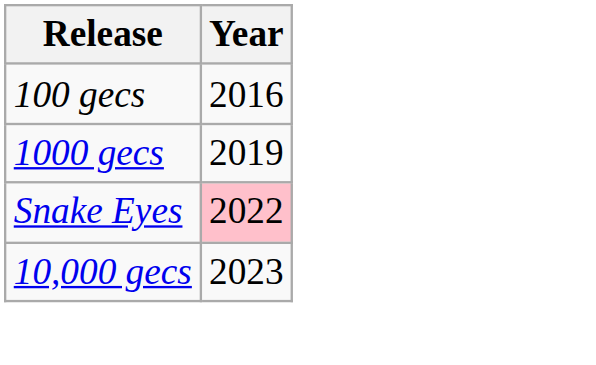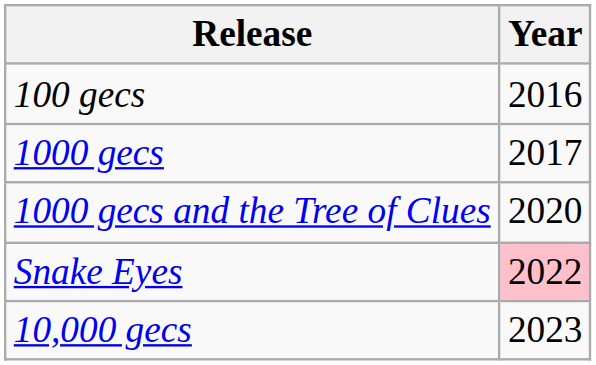(246, 152) 2019 -> (545, 152) 2017
+ row: (252, 211)
